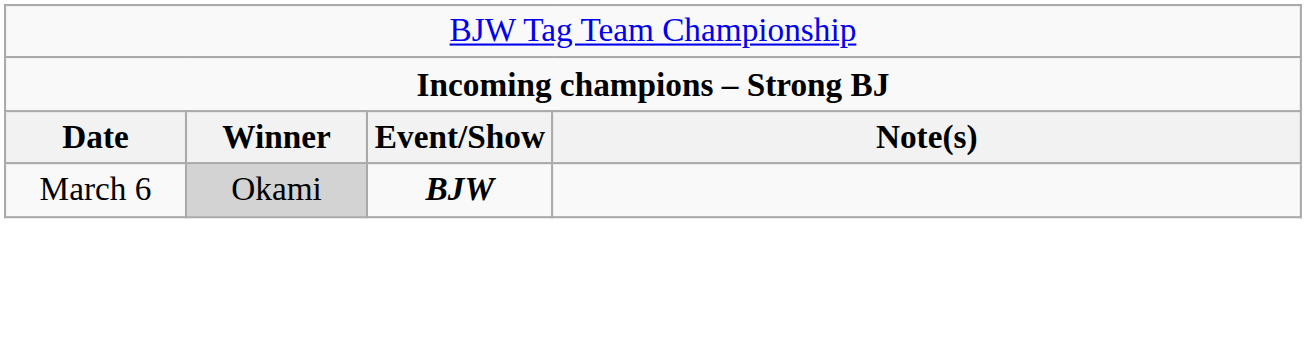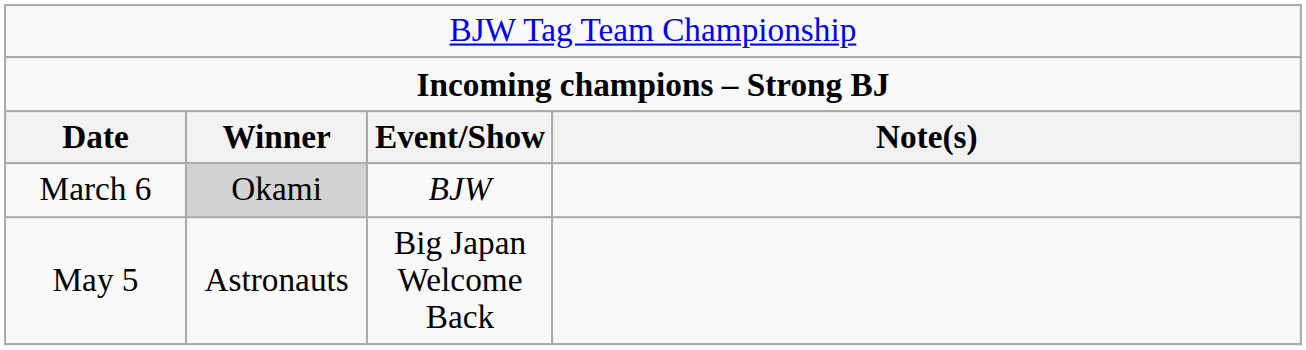(460, 189) bold -> (460, 189) normal
+ row: (96, 279)
